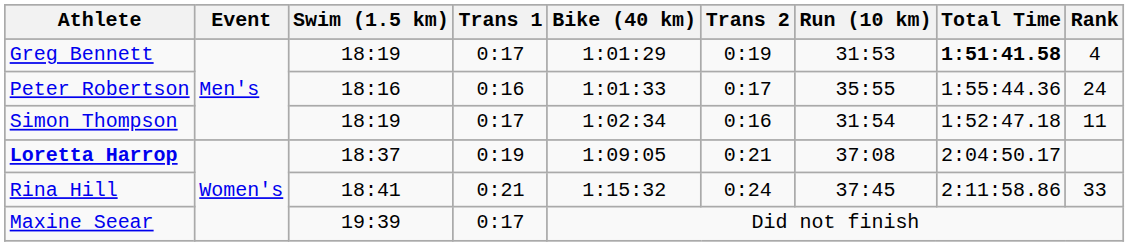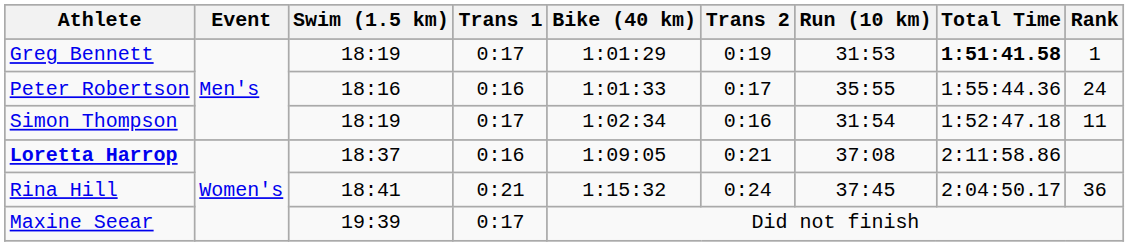(1095, 55) 4 -> (1095, 55) 1
(501, 156) 0:19 -> (501, 156) 0:16
(1001, 156) 2:04:50.17 -> (1001, 156) 2:11:58.86
(1001, 189) 2:11:58.86 -> (1001, 189) 2:04:50.17
(1095, 189) 33 -> (1095, 189) 36
